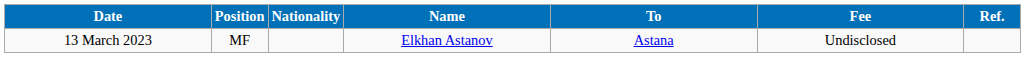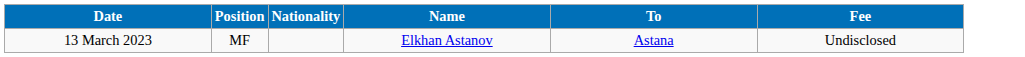- column: (992, 16)
